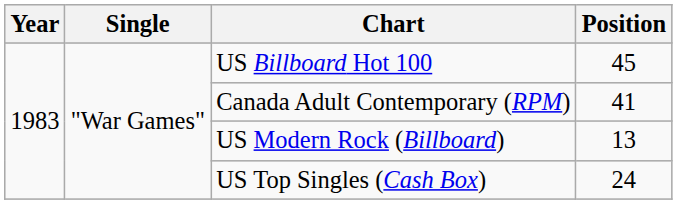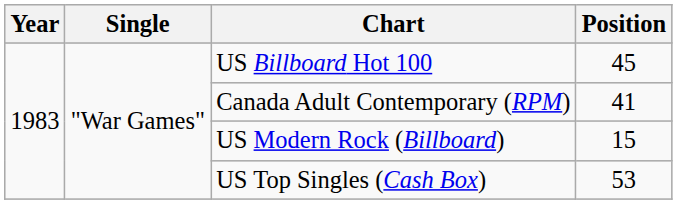(624, 140) 13 -> (624, 140) 15
(624, 179) 24 -> (624, 179) 53
